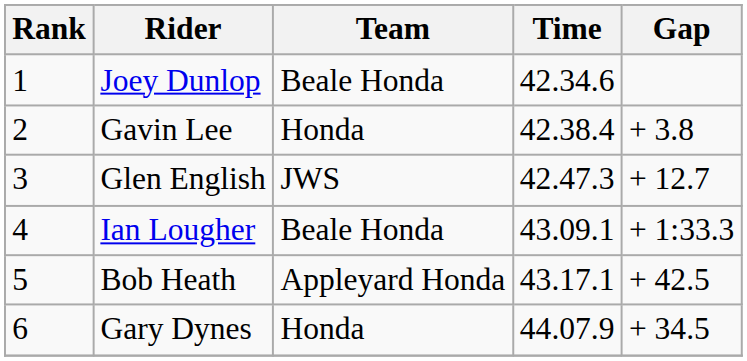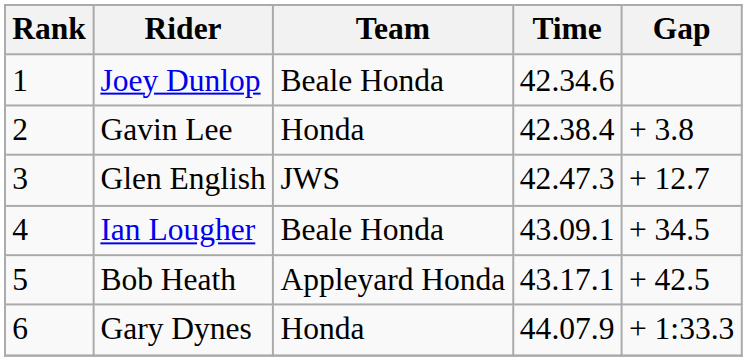(682, 229) + 1:33.3 -> (669, 229) + 34.5
(669, 329) + 34.5 -> (682, 329) + 1:33.3
